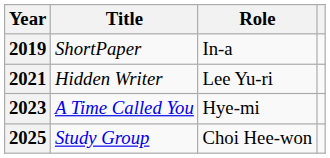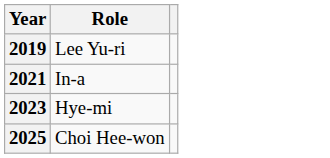- column: (124, 19)
(218, 49) In-a -> (90, 49) Lee Yu-ri
(238, 78) Lee Yu-ri -> (70, 78) In-a
